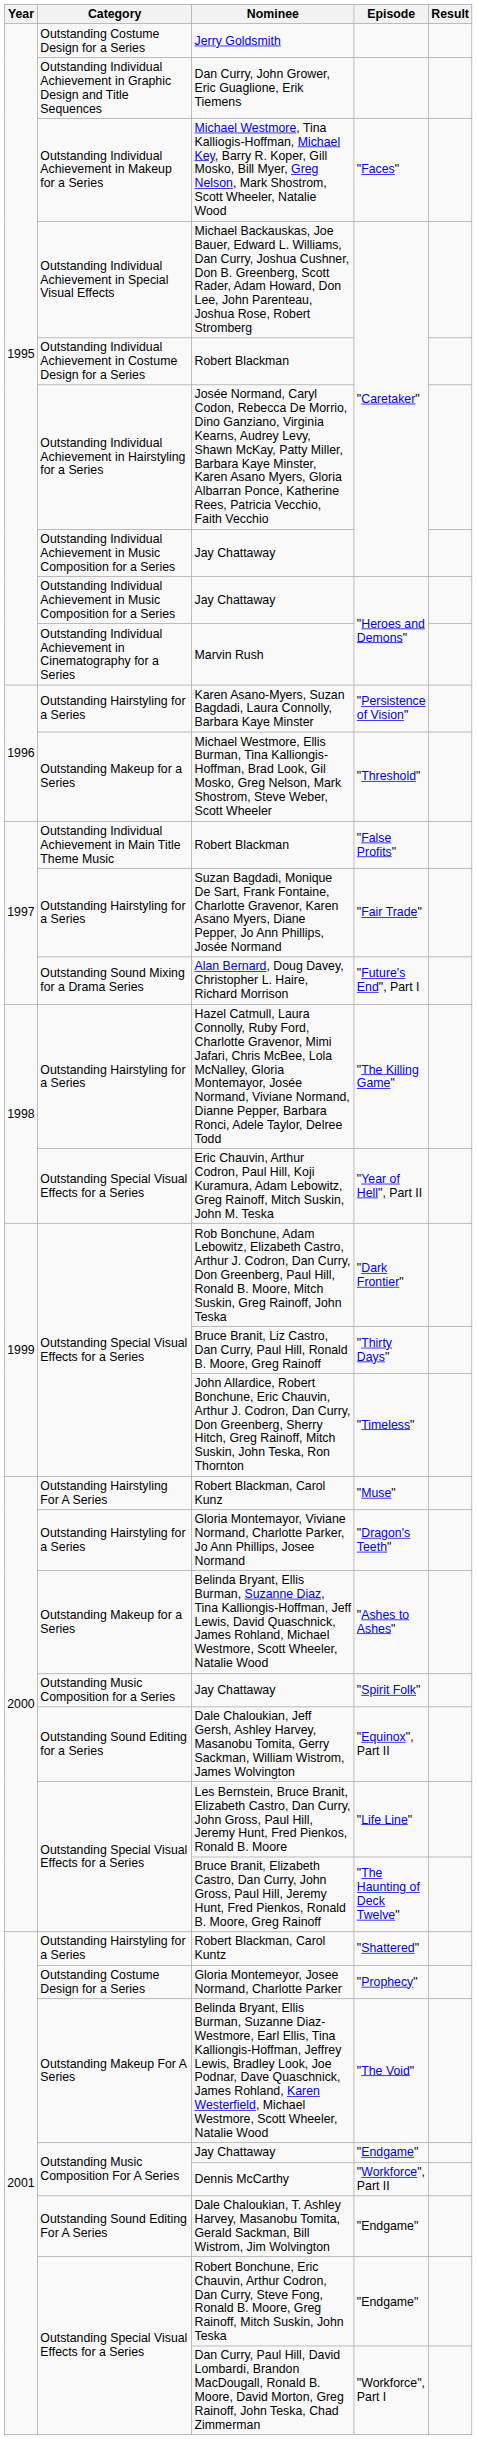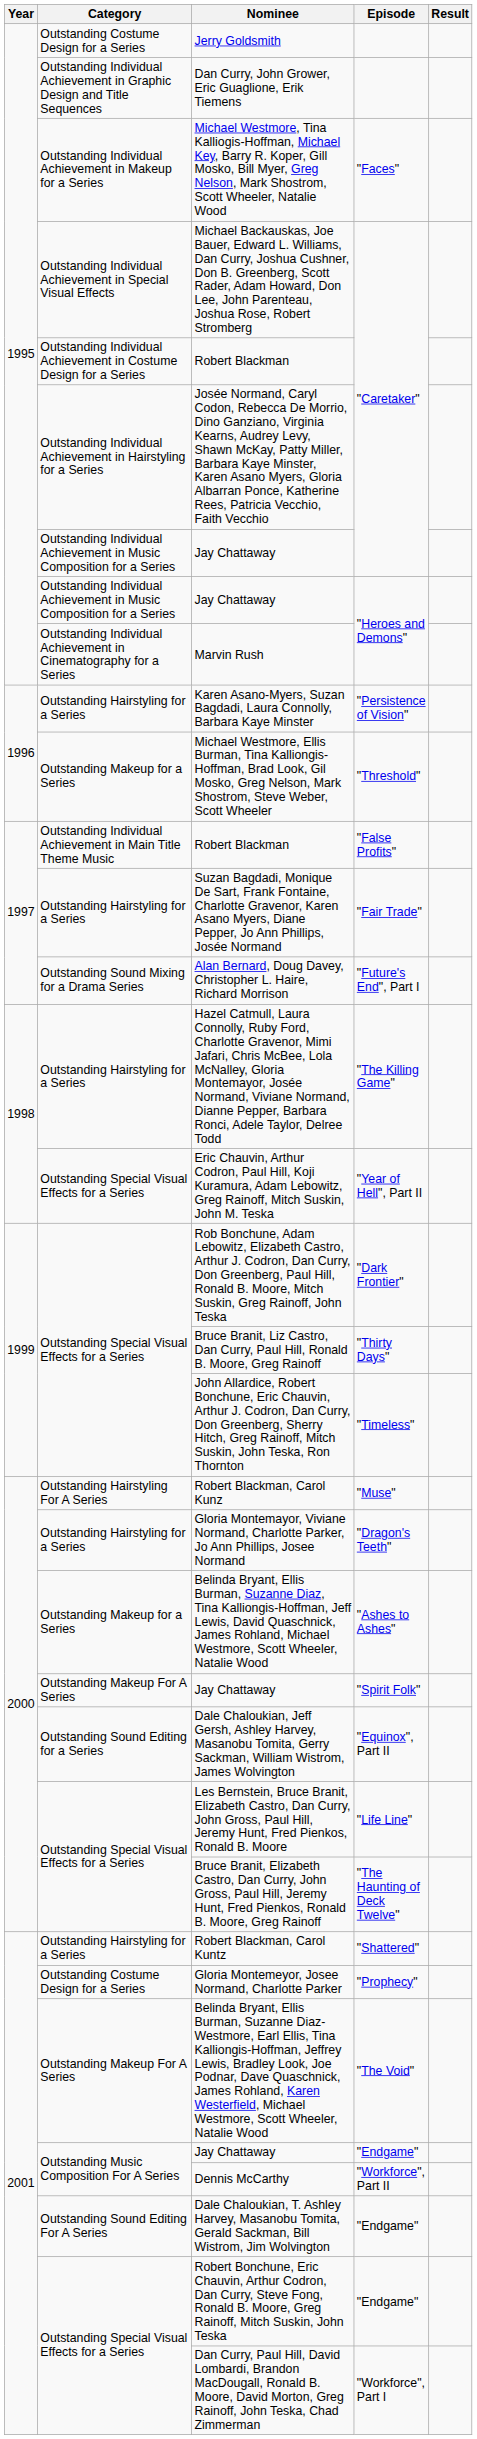(108, 1690) Outstanding Music Composition for a Series -> (114, 1690) Outstanding Makeup For A Series
